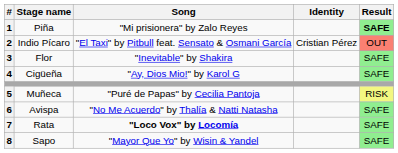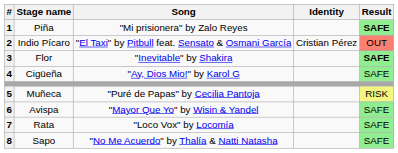(377, 58) normal -> (377, 58) bold
(184, 109) "No Me Acuerdo" by Thalía & Natti Natasha -> (184, 109) "Mayor Que Yo" by Wisin & Yandel
(184, 125) bold -> (184, 125) normal
(184, 140) "Mayor Que Yo" by Wisin & Yandel -> (184, 140) "No Me Acuerdo" by Thalía & Natti Natasha
